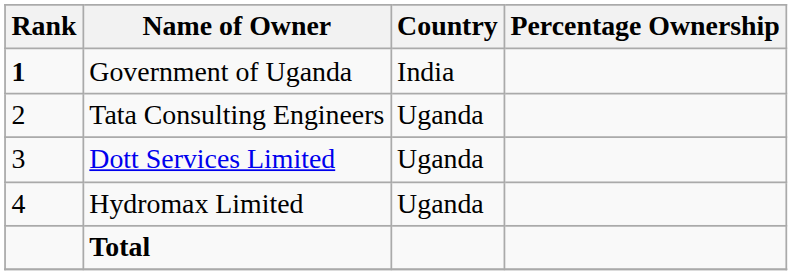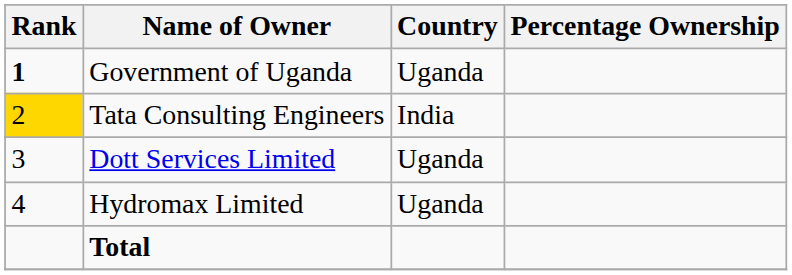(426, 70) India -> (440, 70) Uganda
(18, 114) no background -> (18, 114) gold background
(440, 114) Uganda -> (426, 114) India
